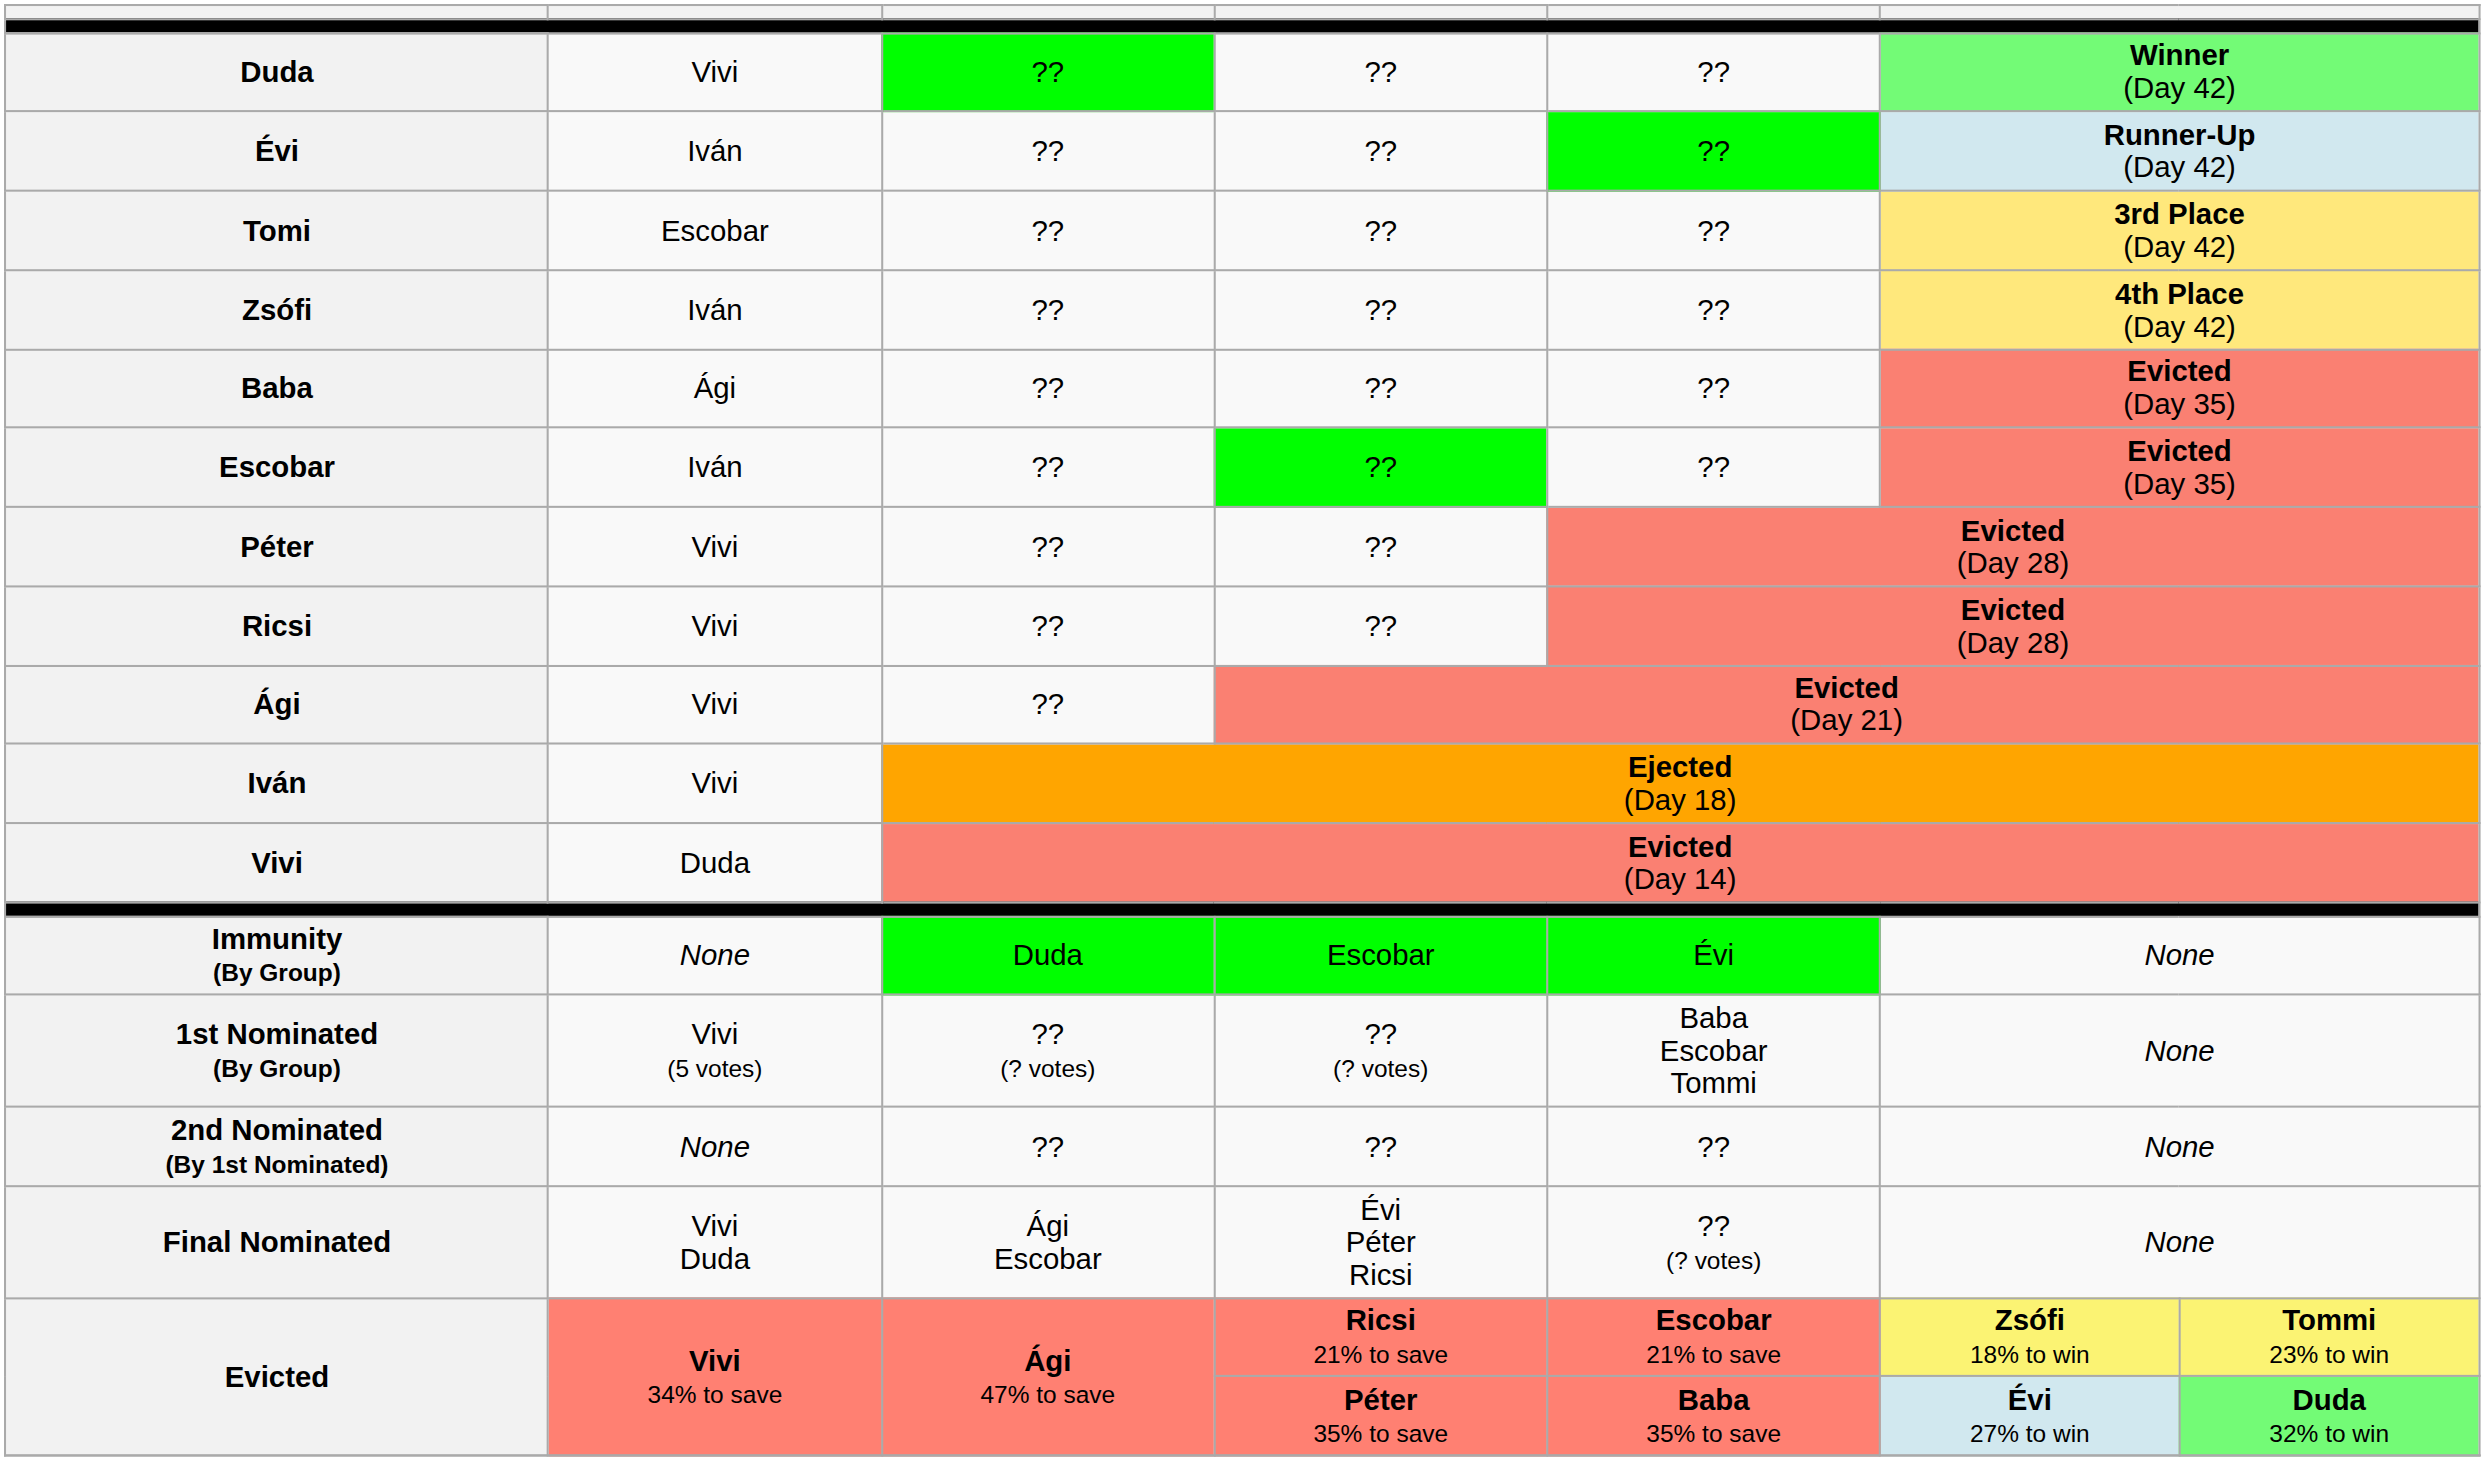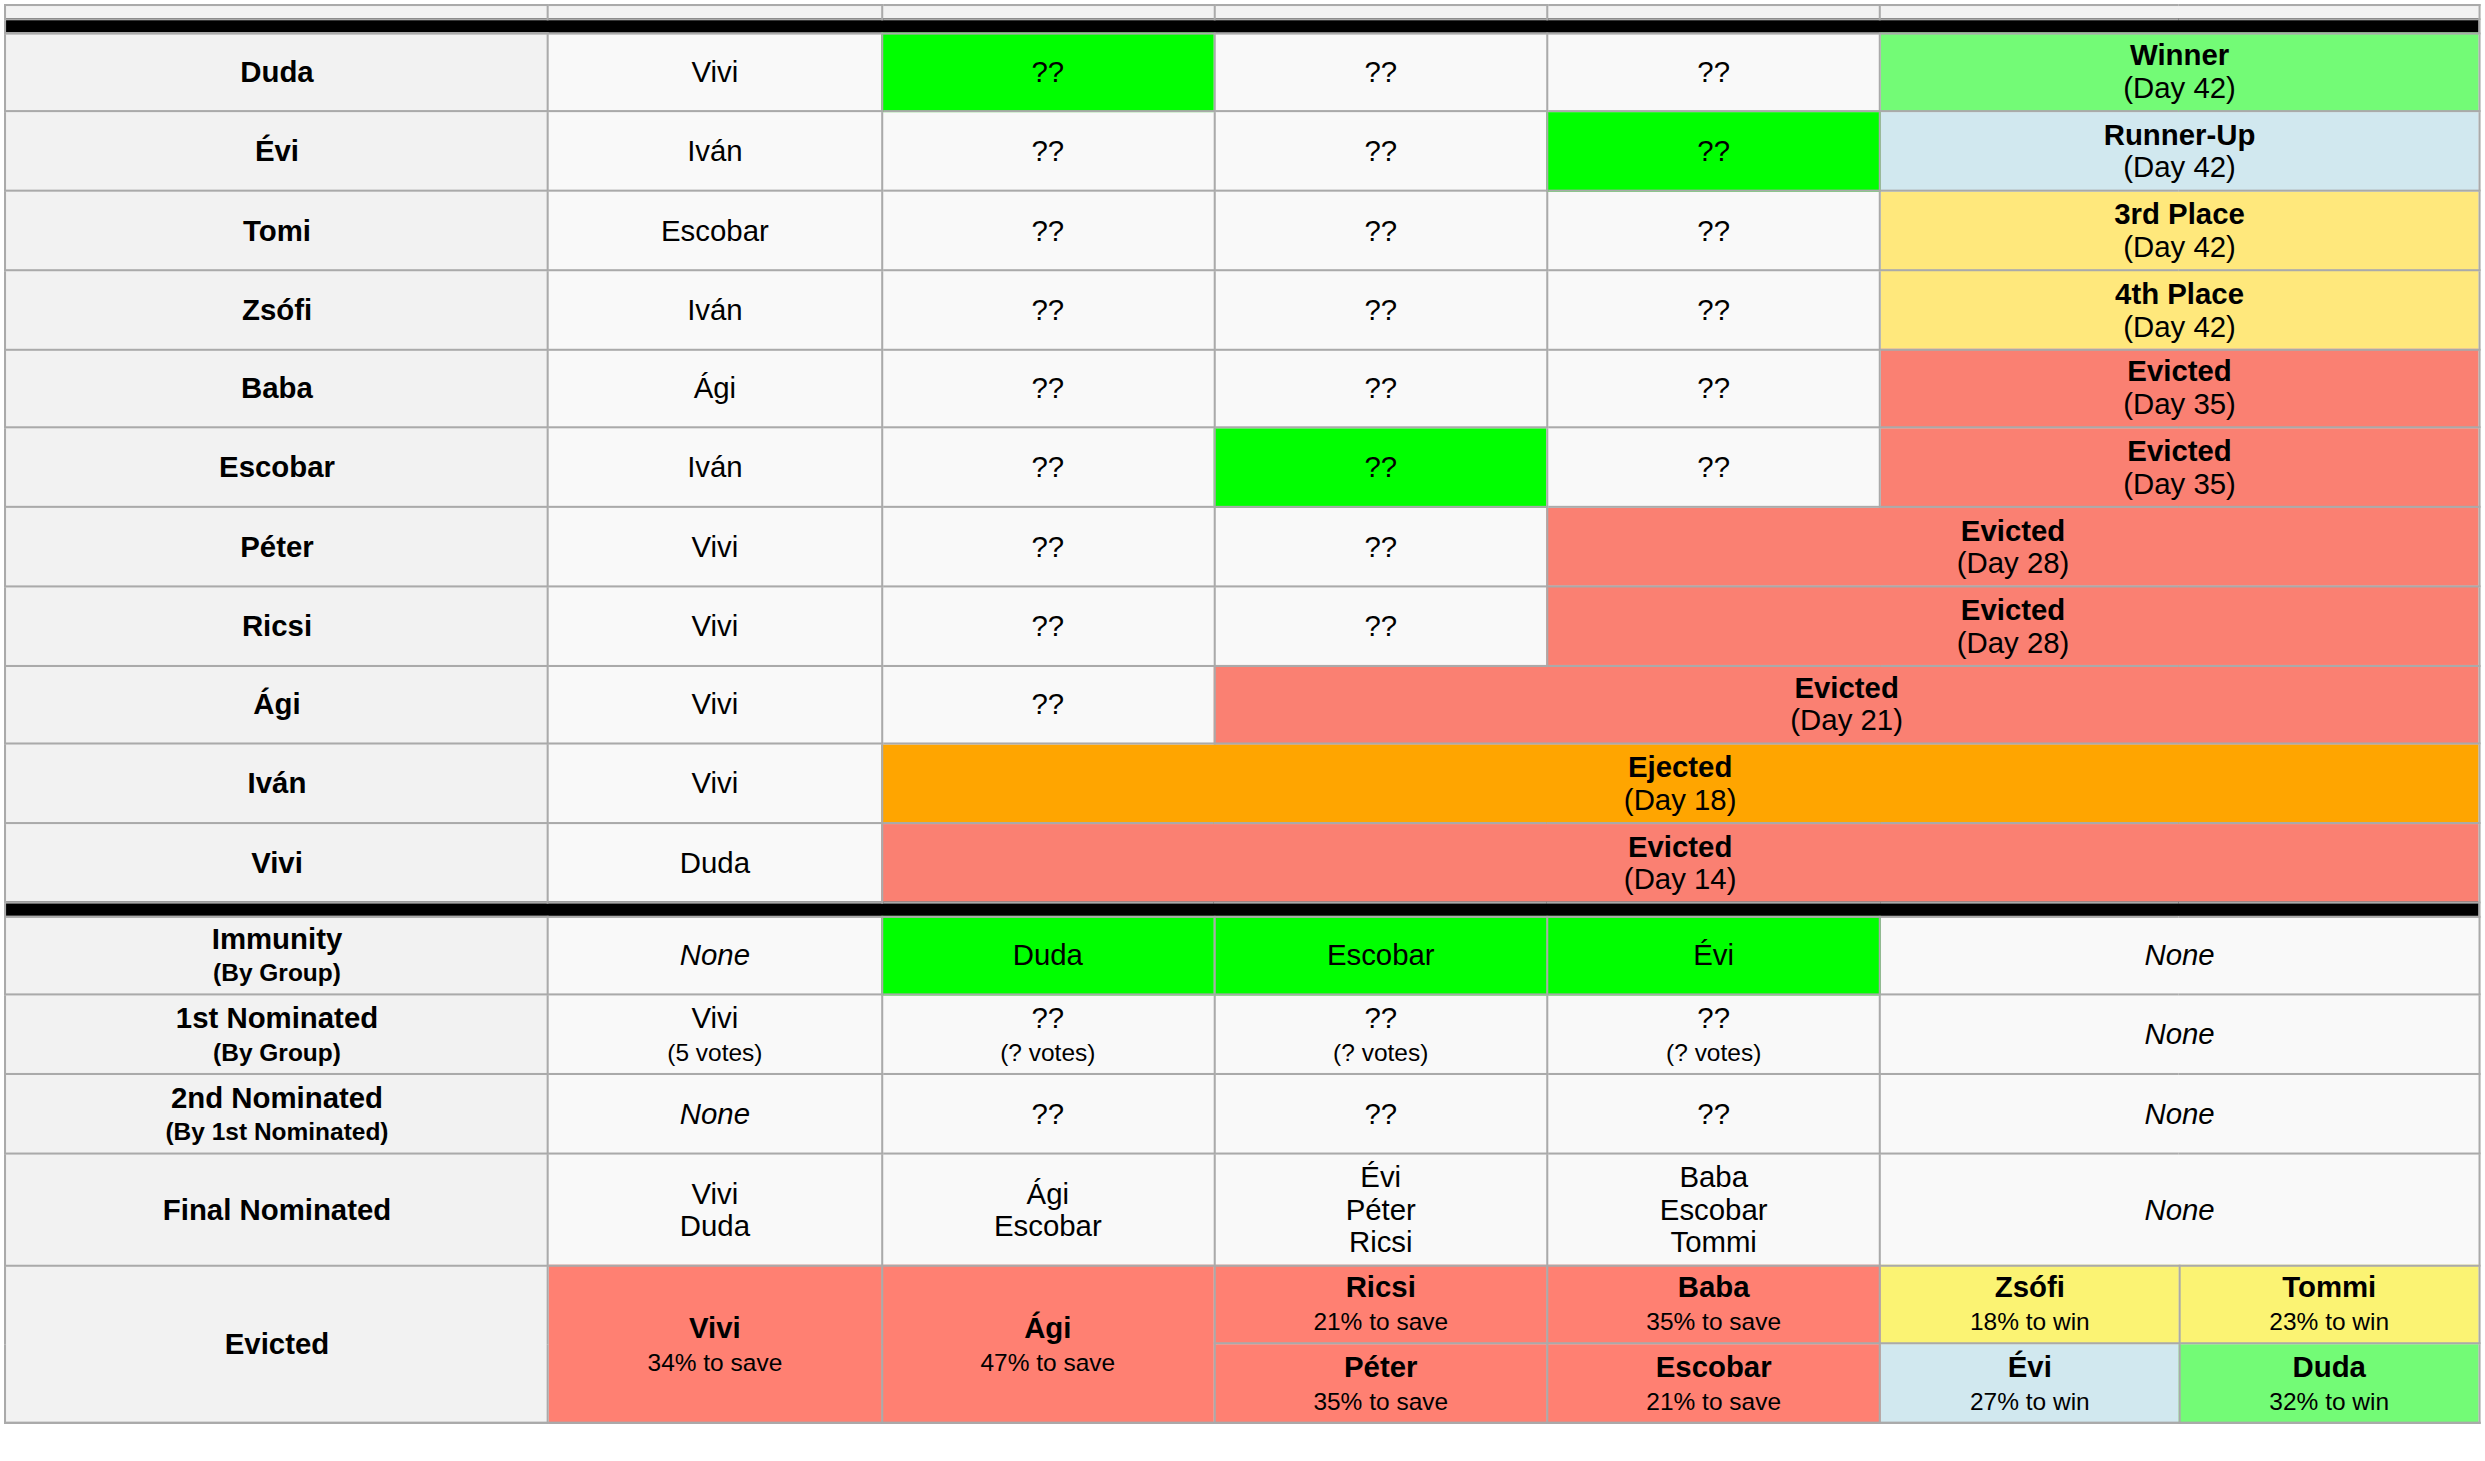(1714, 1051) Baba Escobar Tommi -> (1714, 1035) ?? (? votes)
(1714, 1242) ?? (? votes) -> (1714, 1209) Baba Escobar Tommi
(1714, 1337) Escobar 21% to save -> (1714, 1305) Baba 35% to save
(1714, 1416) Baba 35% to save -> (1714, 1384) Escobar 21% to save
